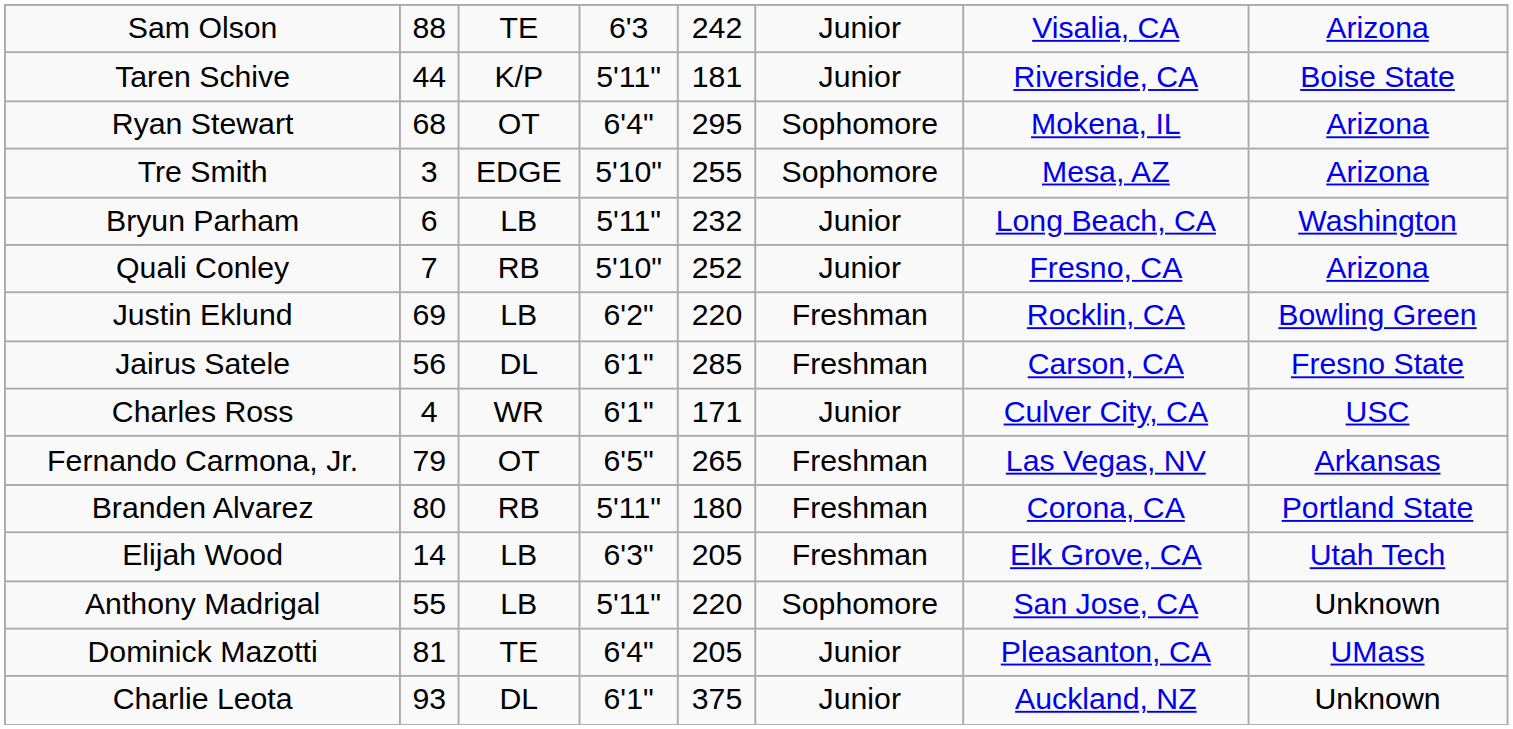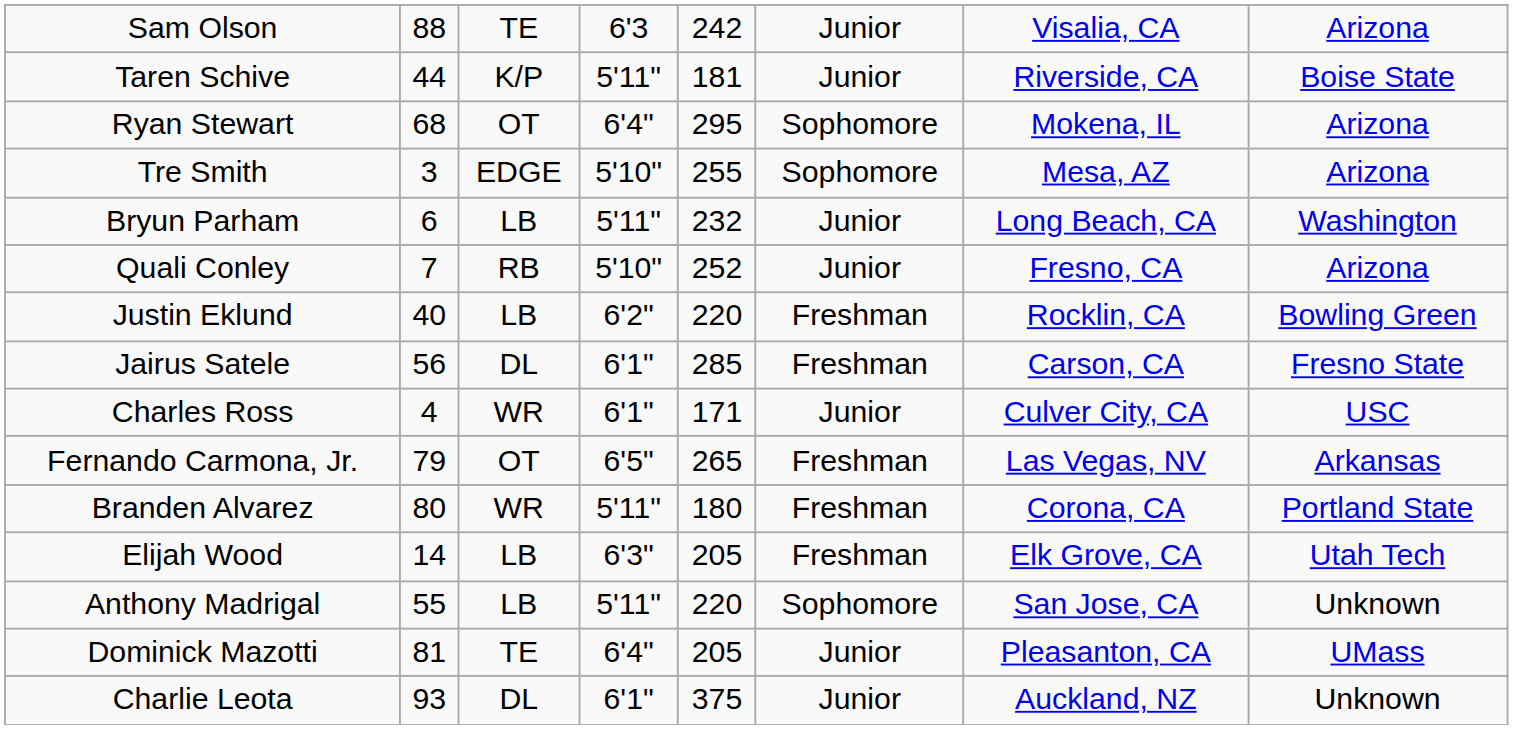(429, 316) 69 -> (429, 316) 40
(519, 508) RB -> (519, 508) WR
